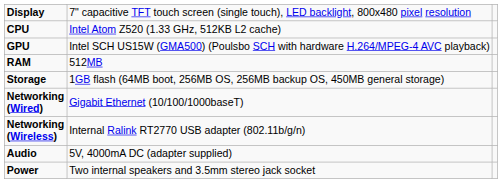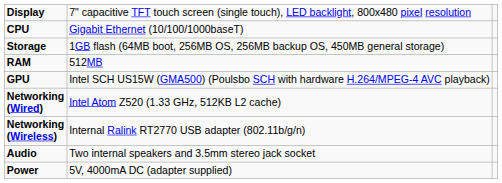(175, 29) Intel Atom Z520 (1.33 GHz, 512KB L2 cache) -> (156, 29) Gigabit Ethernet (10/100/1000baseT)
rows swapped: (18, 46) <-> (26, 79)
(156, 102) Gigabit Ethernet (10/100/1000baseT) -> (175, 102) Intel Atom Z520 (1.33 GHz, 512KB L2 cache)
(151, 153) 5V, 4000mA DC (adapter supplied) -> (192, 153) Two internal speakers and 3.5mm stereo jack socket
(192, 170) Two internal speakers and 3.5mm stereo jack socket -> (151, 170) 5V, 4000mA DC (adapter supplied)
